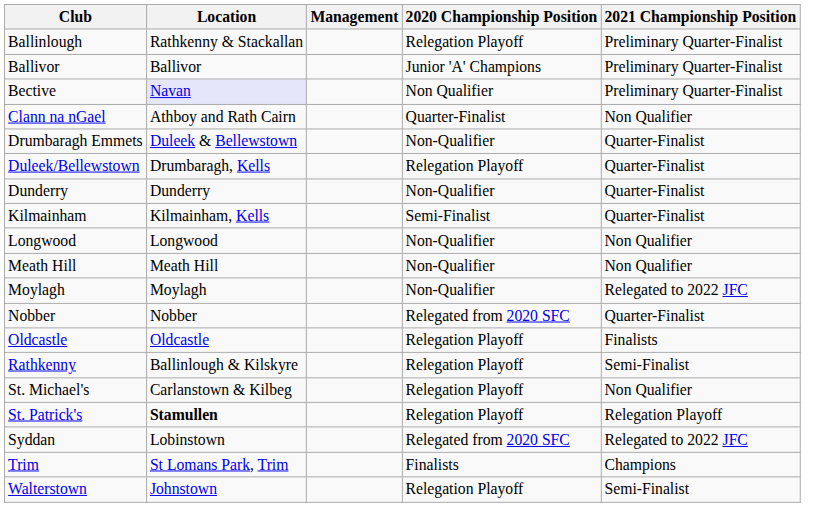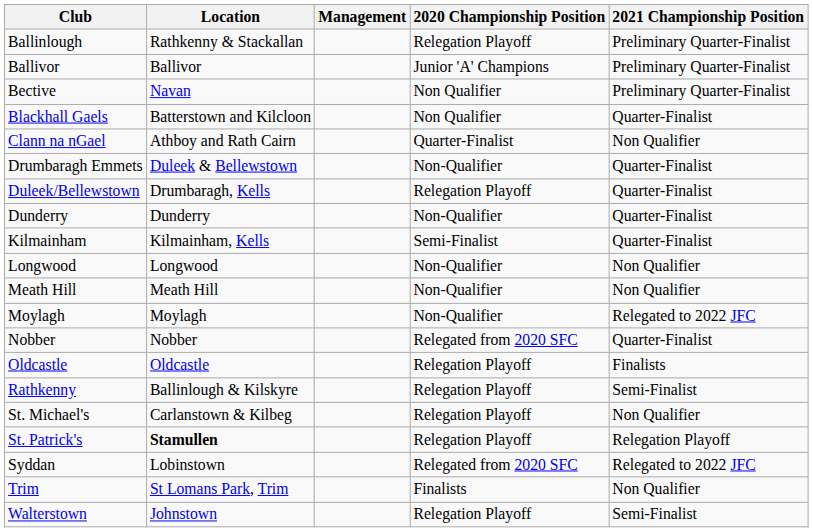(170, 91) lavender background -> (170, 91) no background
+ row: (58, 116)
(640, 464) Champions -> (656, 489) Non Qualifier
